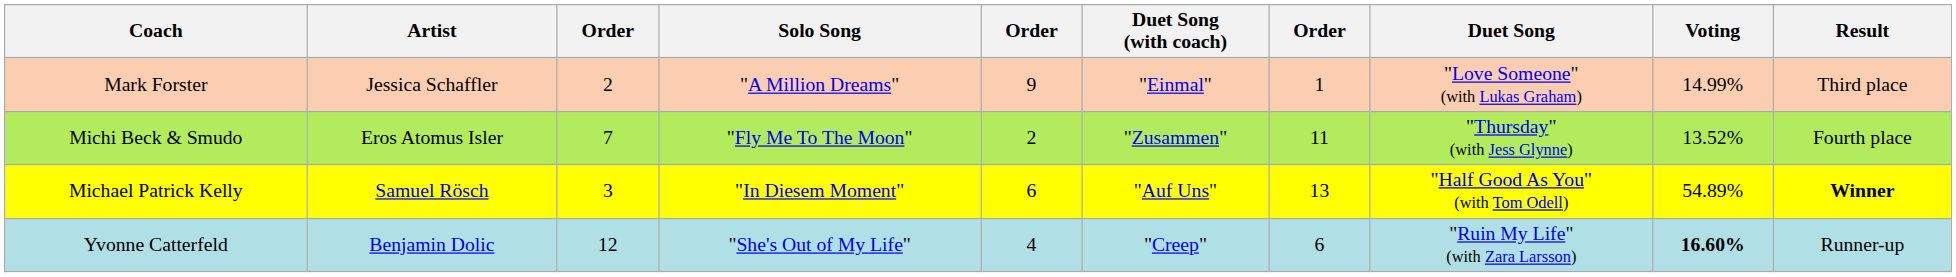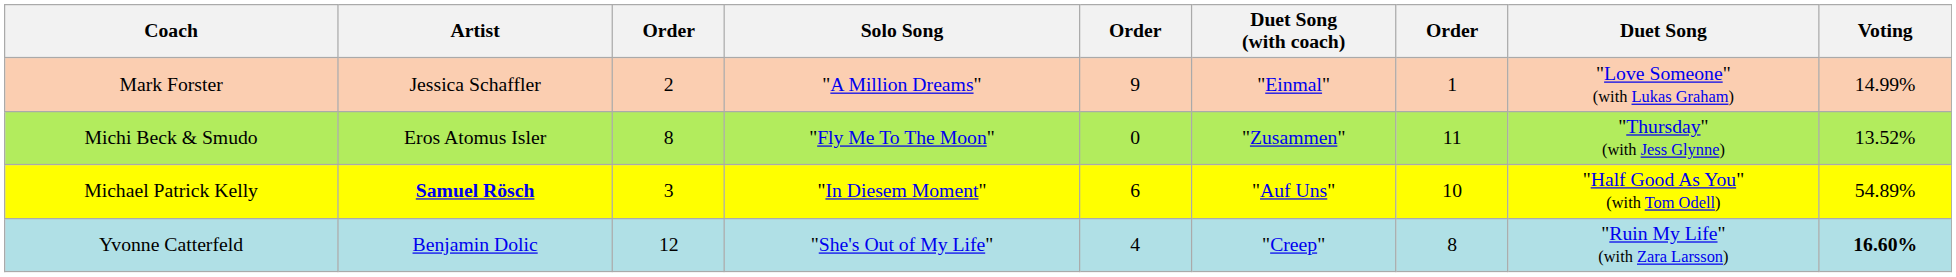- column: (1862, 31)
(608, 137) 7 -> (669, 137) 8
(1031, 137) 2 -> (1135, 137) 0
(432, 191) normal -> (475, 191) bold
(1319, 191) 13 -> (1452, 191) 10
(1319, 244) 6 -> (1452, 244) 8
